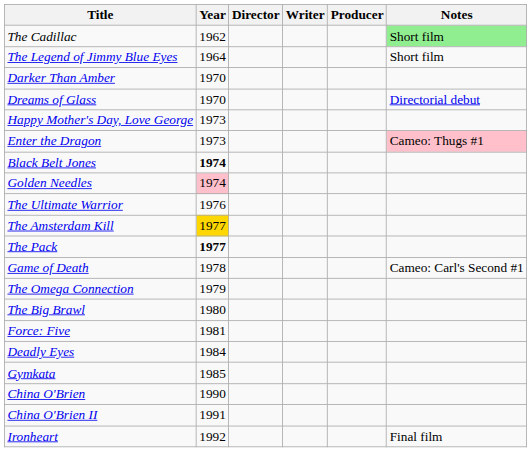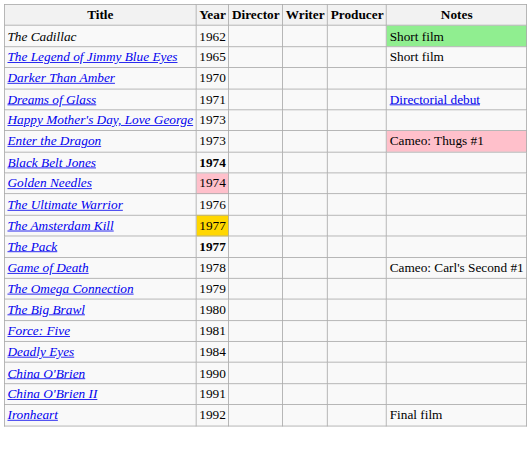(213, 57) 1964 -> (213, 57) 1965
(213, 99) 1970 -> (213, 99) 1971
- row: (31, 373)
